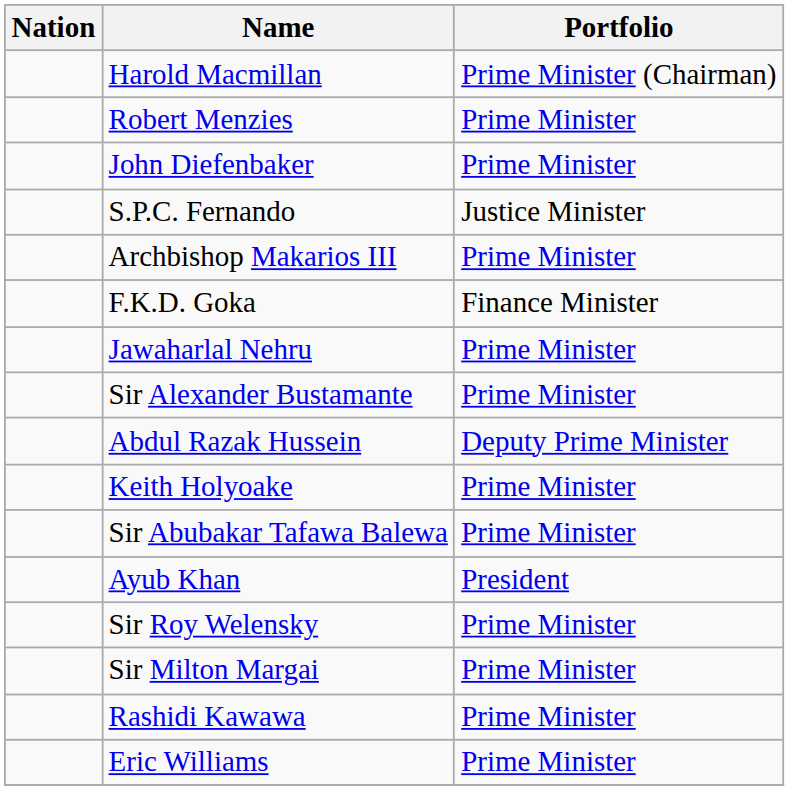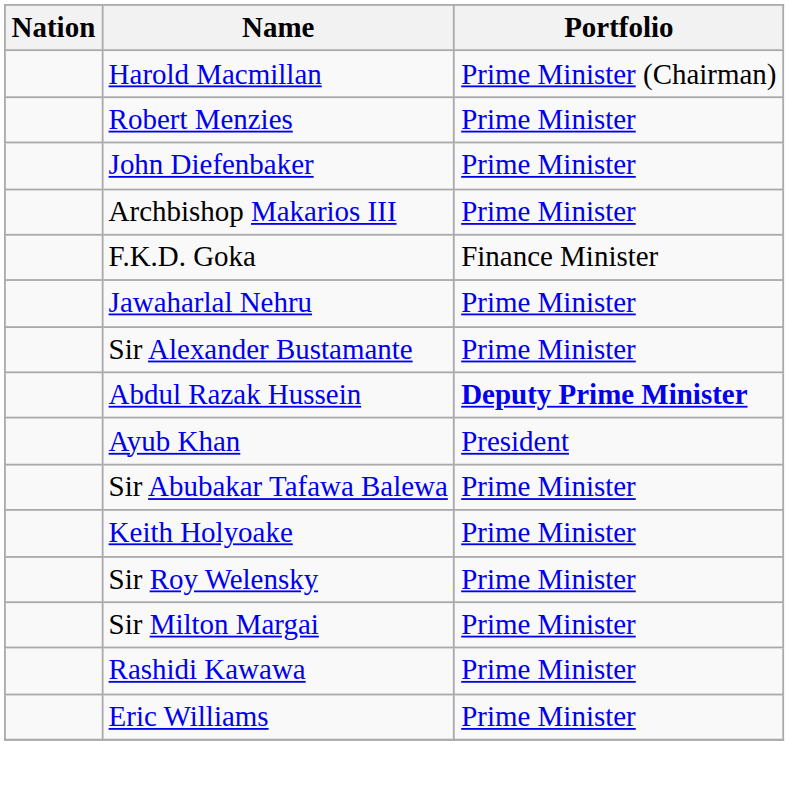- row: (202, 211)
(595, 440) normal -> (604, 394) bold
rows swapped: (201, 486) <-> (174, 578)
